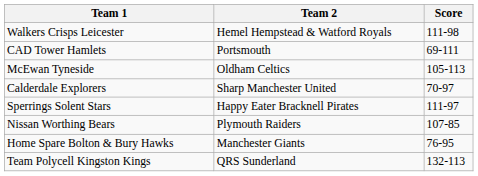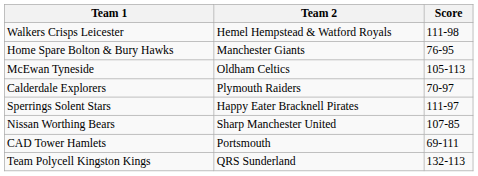rows swapped: (56, 50) <-> (90, 143)
(277, 87) Sharp Manchester United -> (259, 87) Plymouth Raiders
(259, 124) Plymouth Raiders -> (277, 124) Sharp Manchester United
